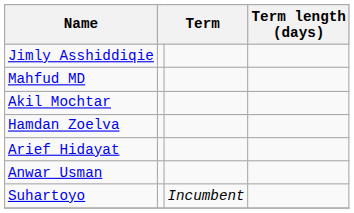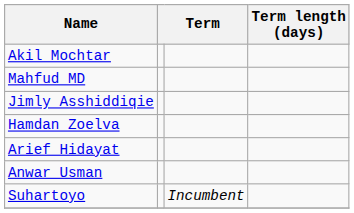rows swapped: (81, 56) <-> (59, 103)
